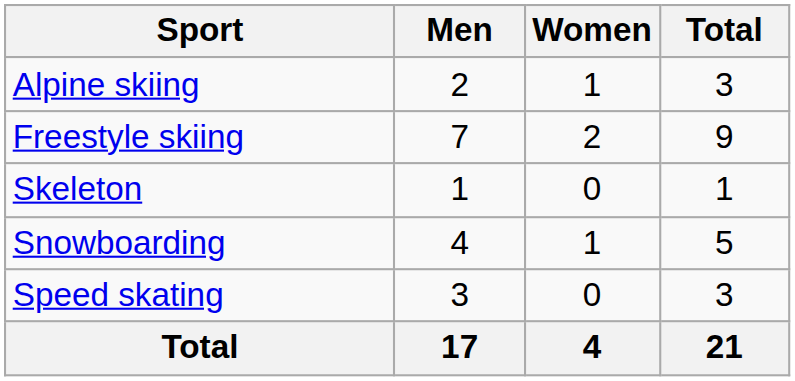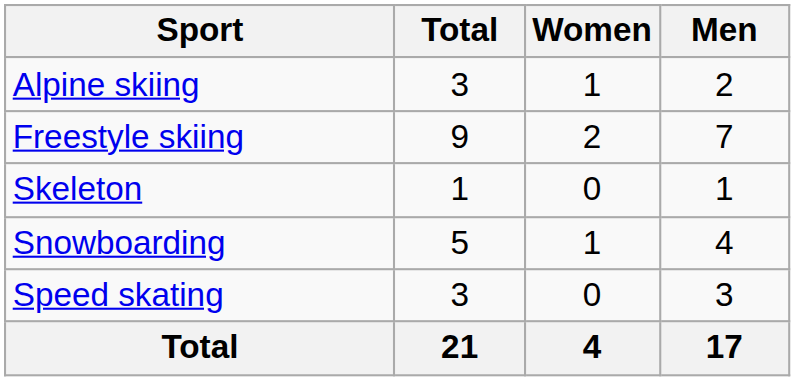columns swapped: (460, 30) <-> (724, 30)
